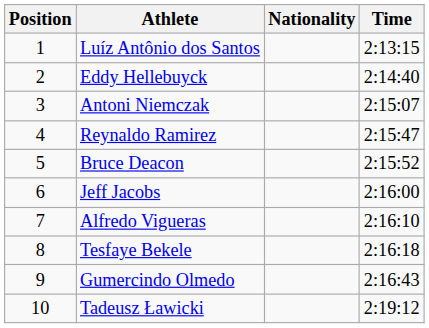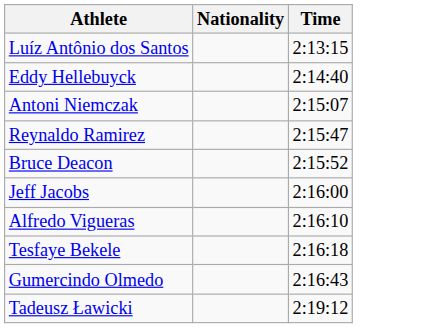- column: (40, 18)
